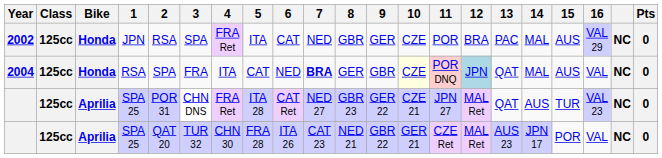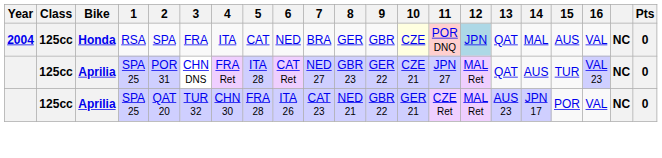- row: (20, 39)
(319, 72) bold -> (319, 39) normal
